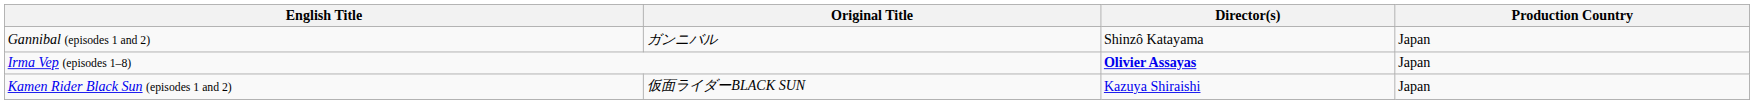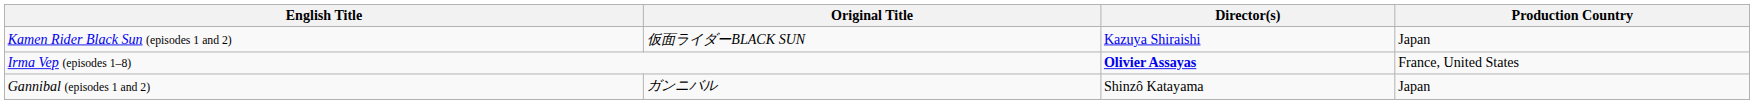rows swapped: (79, 39) <-> (120, 86)
(1414, 62) Japan -> (1459, 62) France, United States
